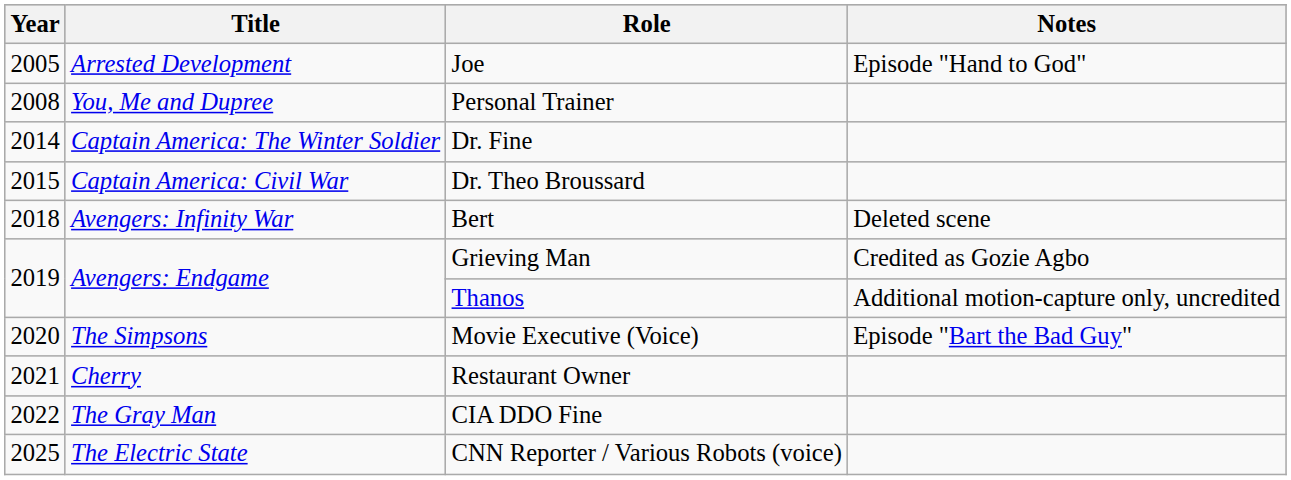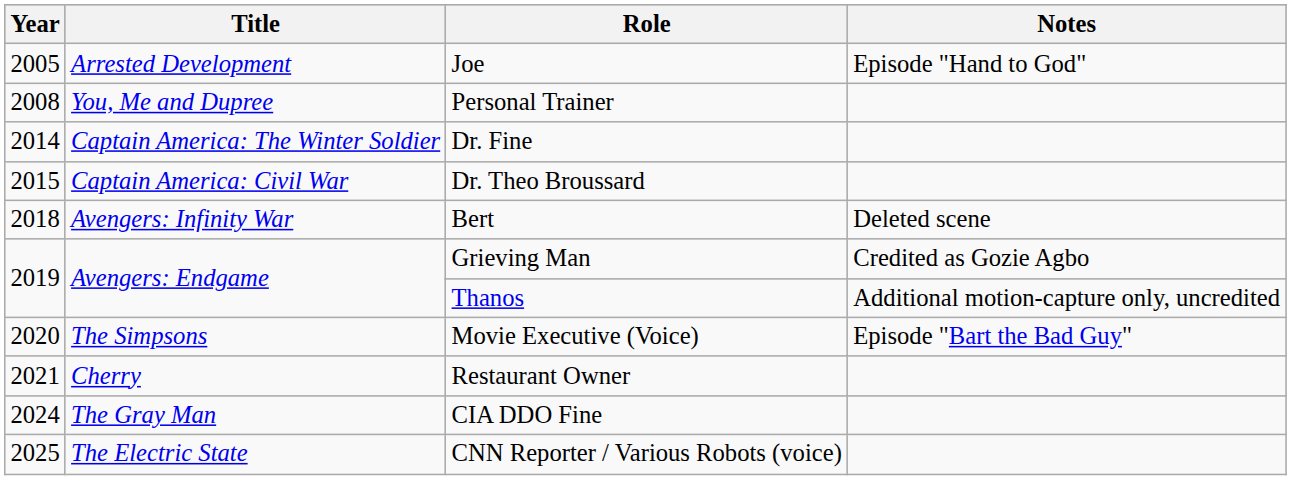(35, 414) 2022 -> (35, 414) 2024
